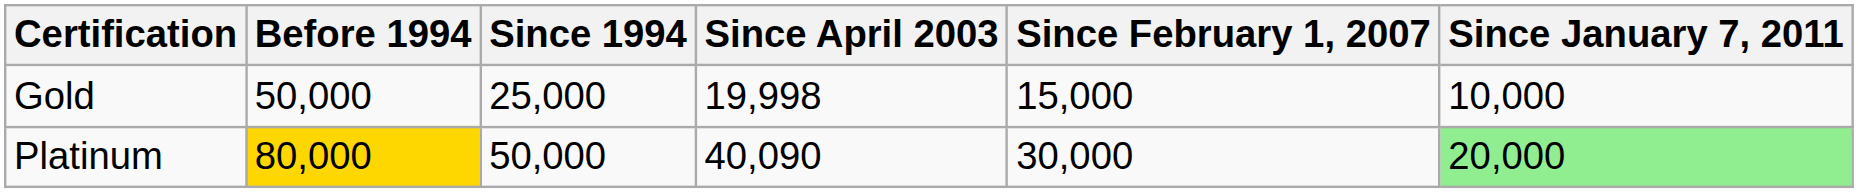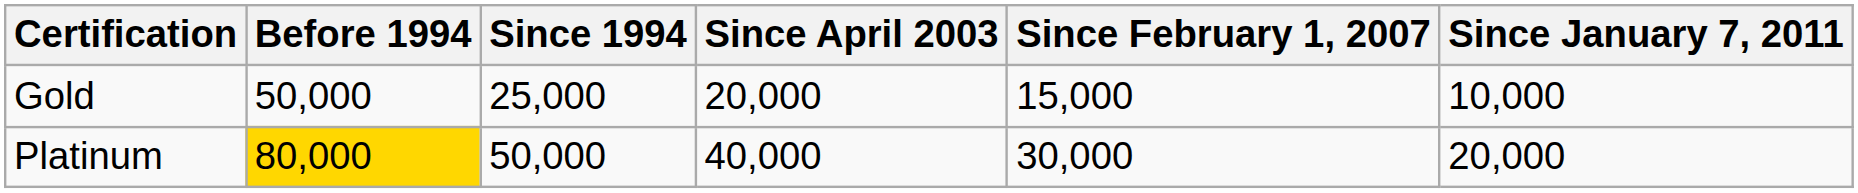(763, 95) 19,998 -> (763, 95) 20,000
(763, 156) 40,090 -> (763, 156) 40,000
(1507, 156) lightgreen background -> (1507, 156) no background
